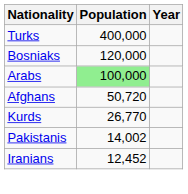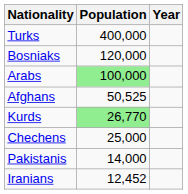(127, 96) 50,720 -> (127, 96) 50,525
(127, 117) no background -> (127, 117) lightgreen background
+ row: (37, 138)
(127, 138) 14,002 -> (127, 158) 14,000
